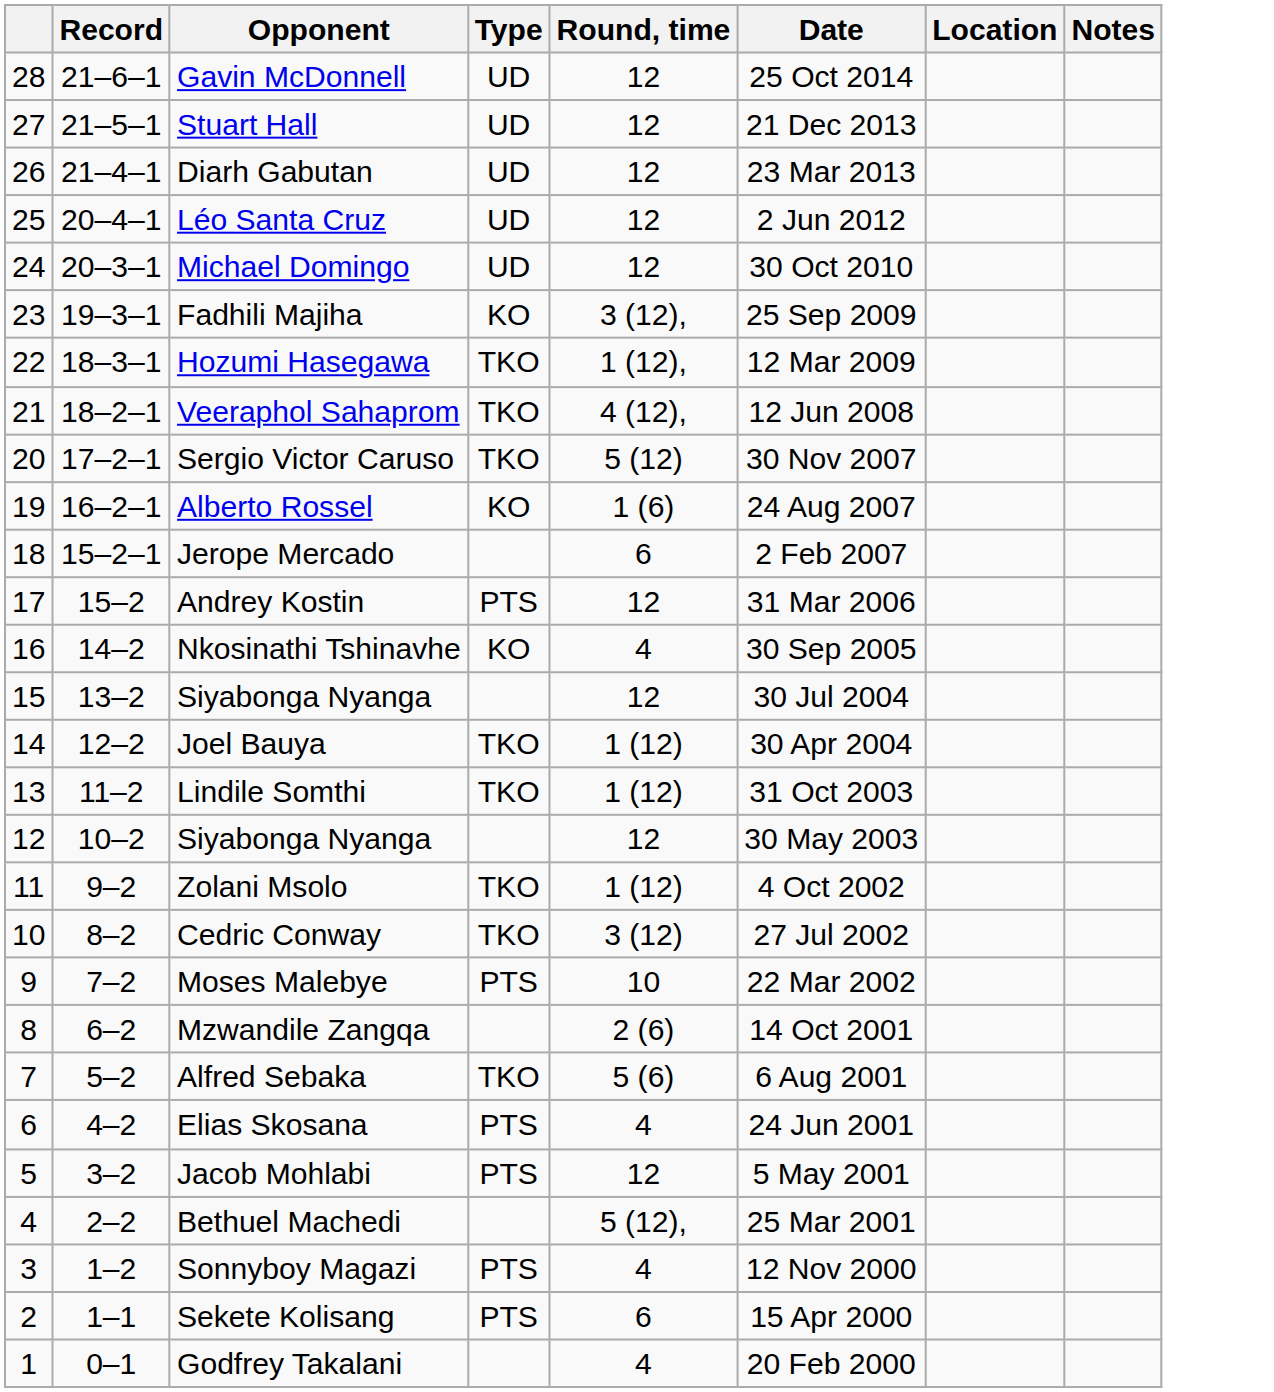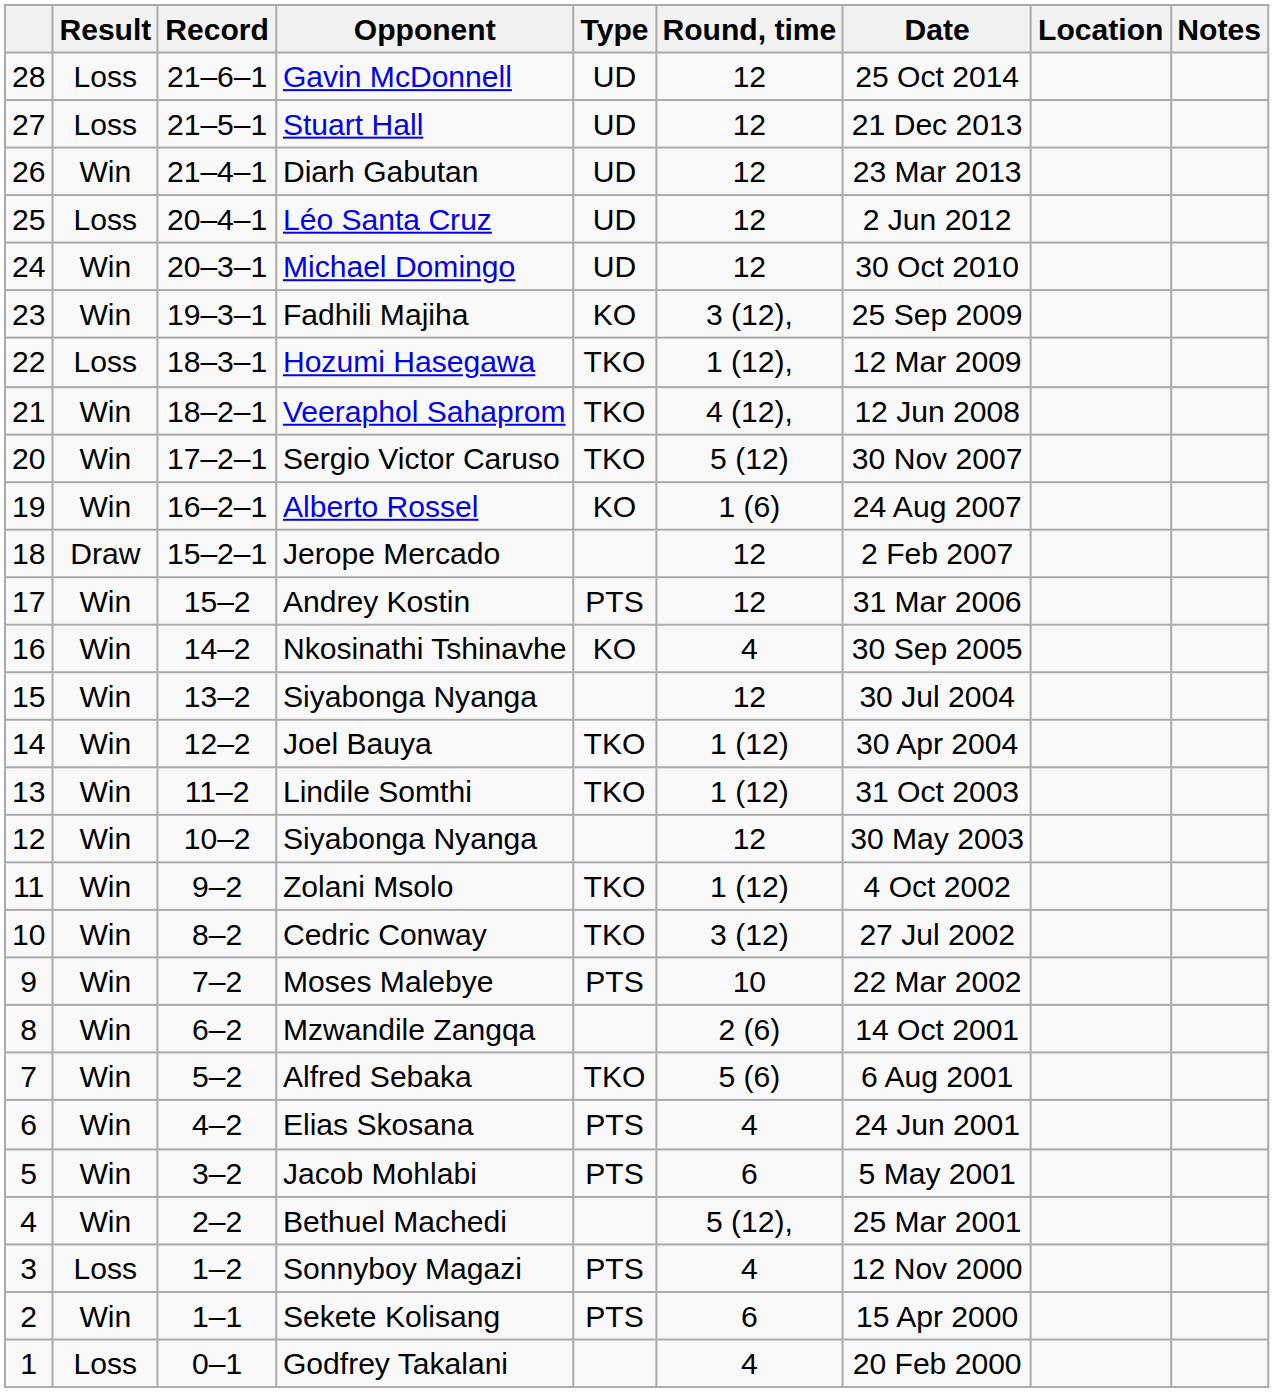+ column: (105, 29)
(643, 553) 6 -> (749, 553) 12
(643, 1172) 12 -> (749, 1172) 6
